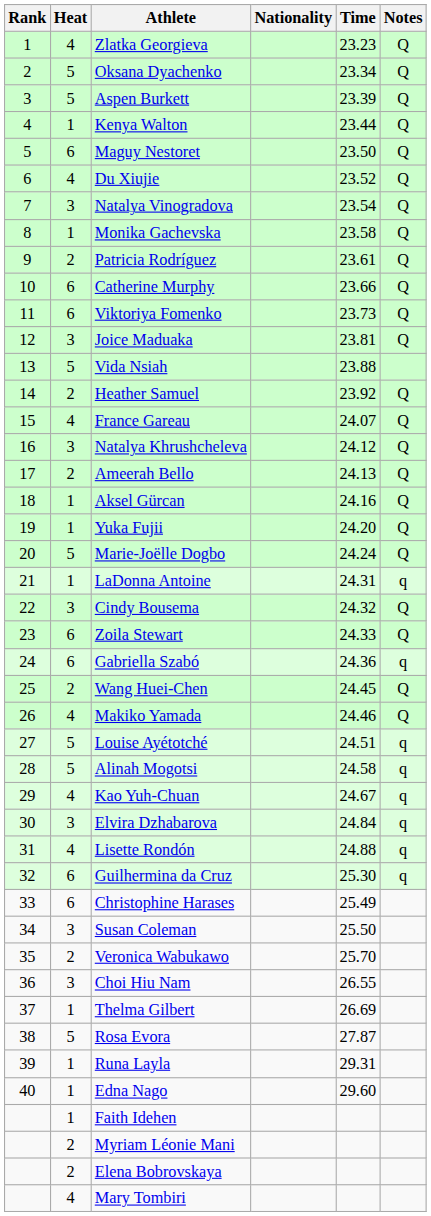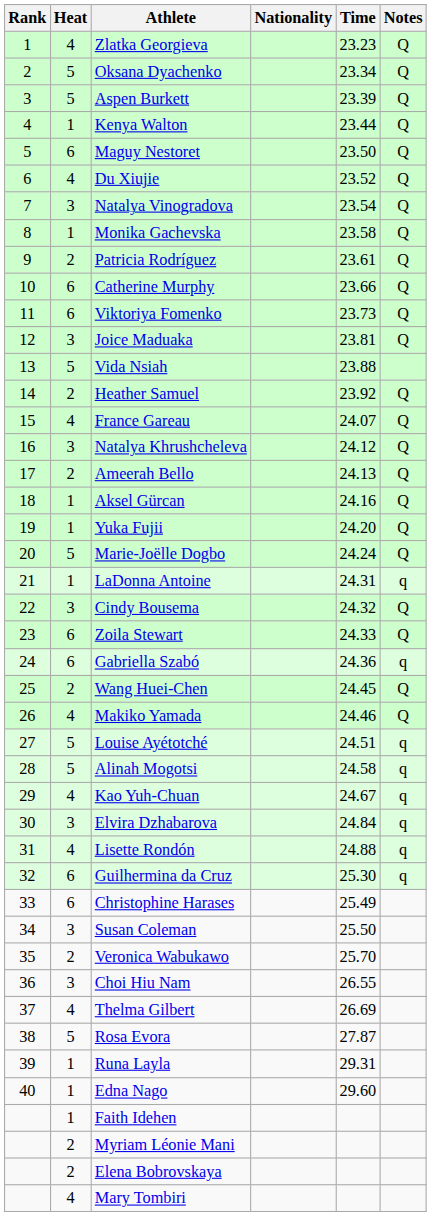(71, 1010) 1 -> (71, 1010) 4
